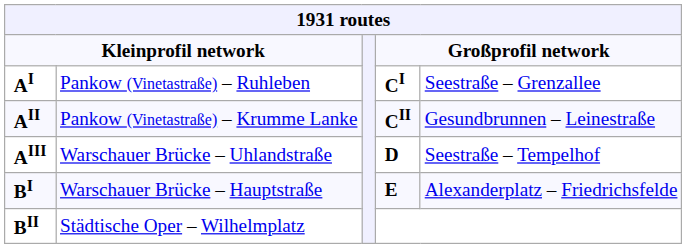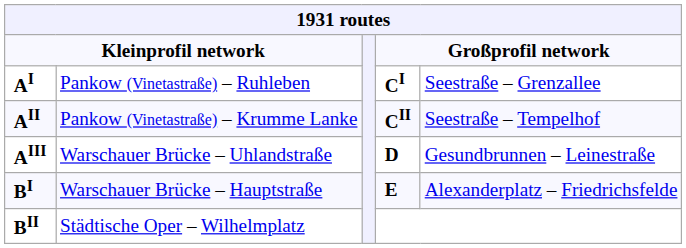(540, 118) Gesundbrunnen – Leinestraße -> (512, 118) Seestraße – Tempelhof
(512, 154) Seestraße – Tempelhof -> (540, 154) Gesundbrunnen – Leinestraße
